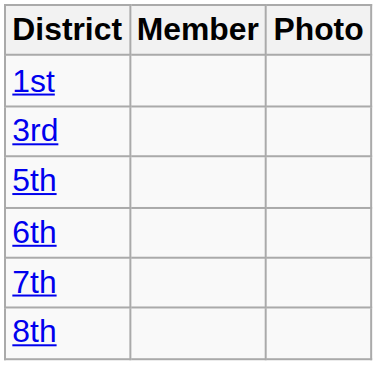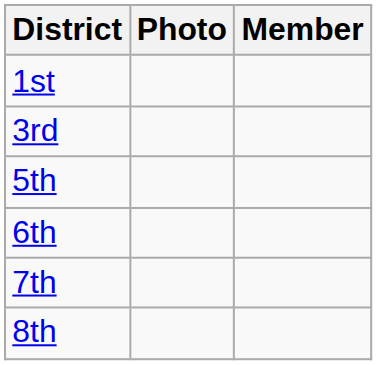columns swapped: (198, 29) <-> (319, 29)
